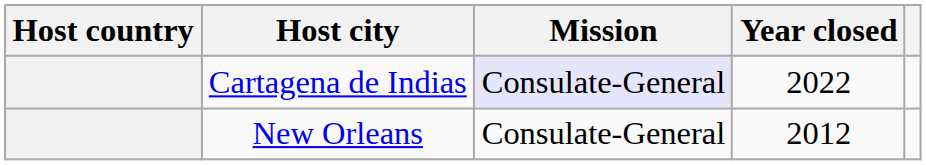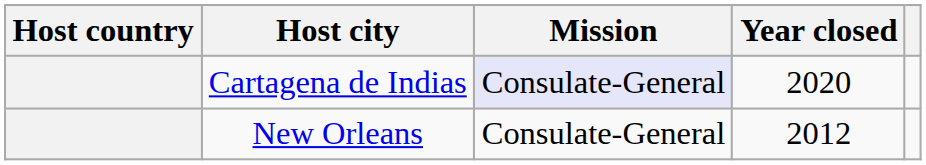(819, 81) 2022 -> (819, 81) 2020
